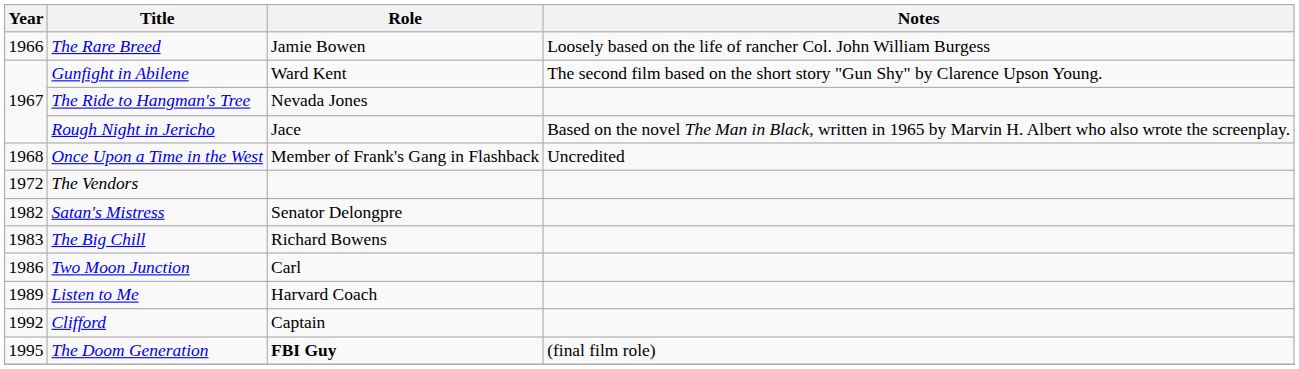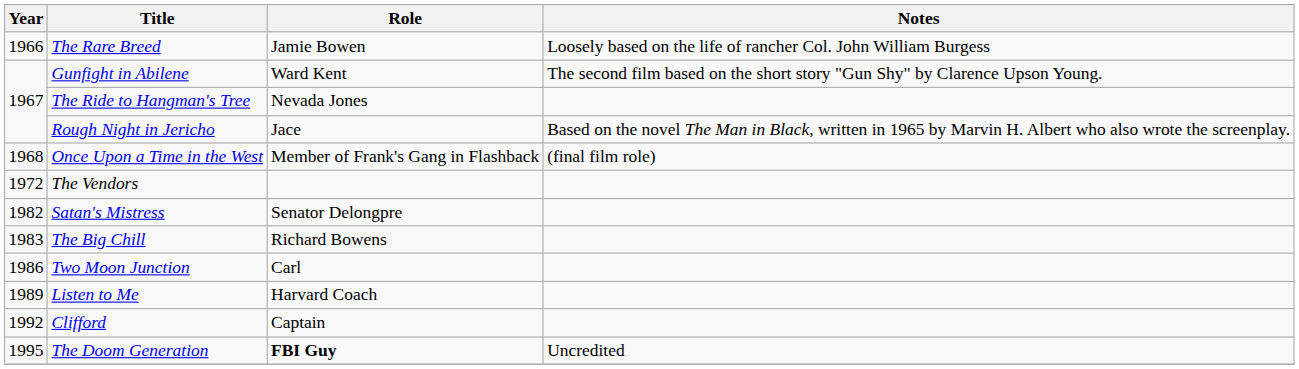(586, 156) Uncredited -> (601, 156) (final film role)
(601, 350) (final film role) -> (586, 350) Uncredited
